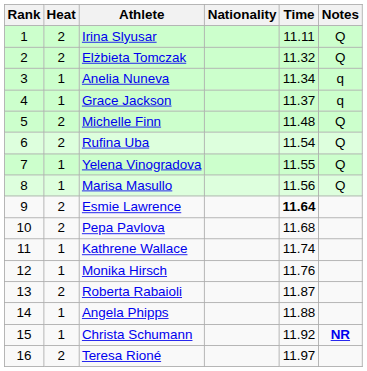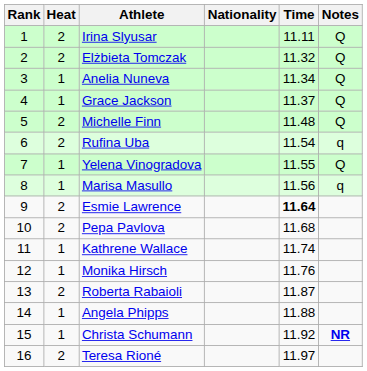(340, 79) q -> (340, 79) Q
(340, 100) q -> (340, 100) Q
(340, 143) Q -> (340, 143) q
(340, 185) Q -> (340, 185) q
